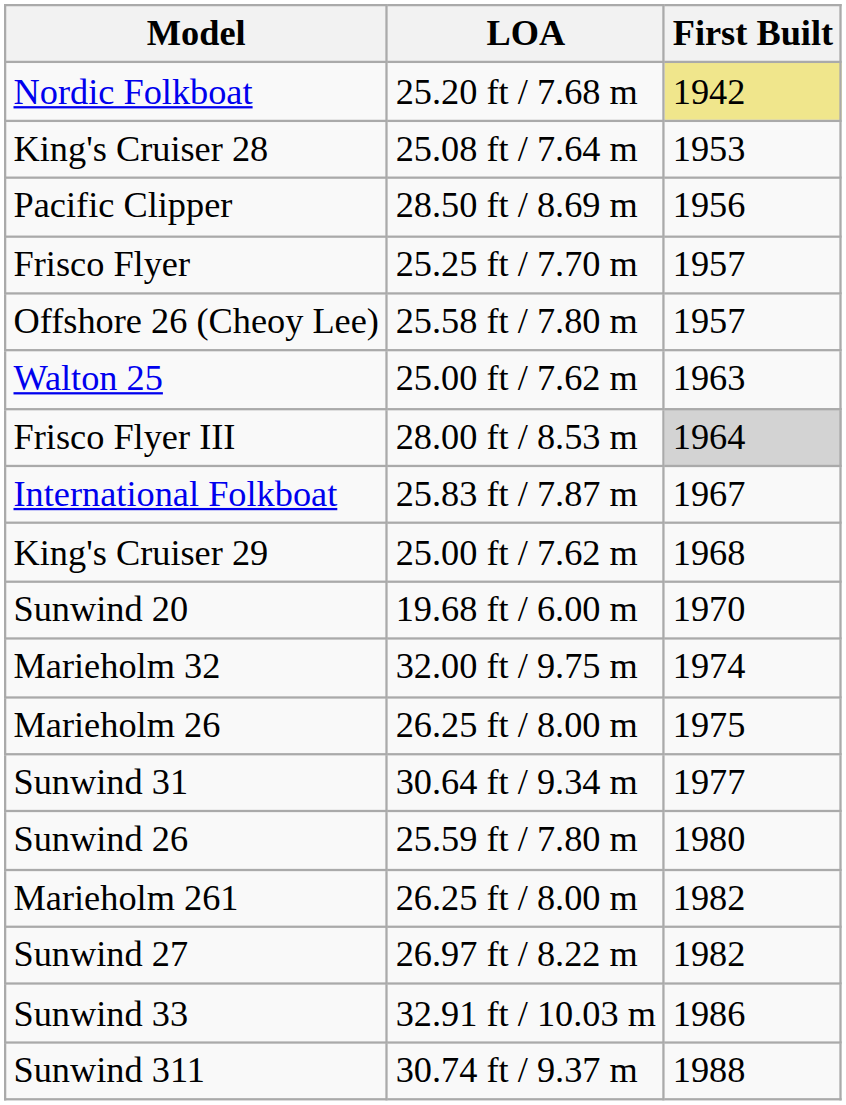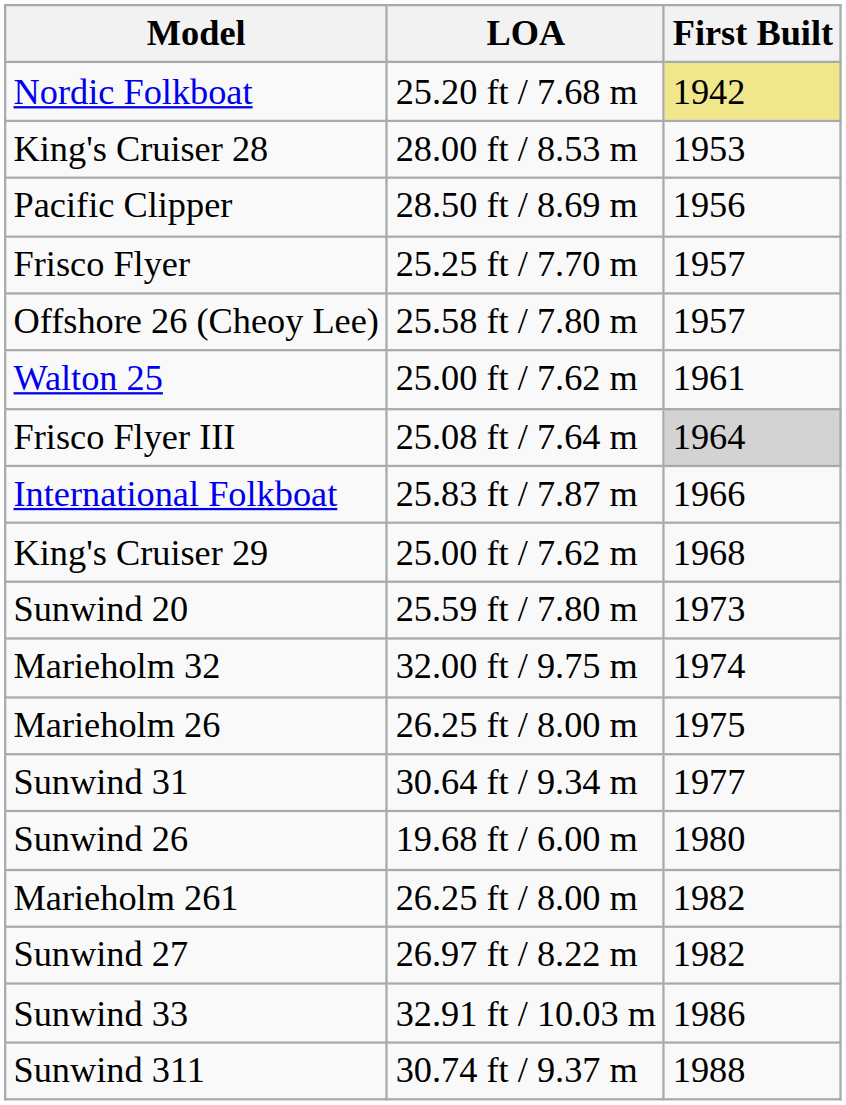(517, 148) 25.08 ft / 7.64 m -> (517, 148) 28.00 ft / 8.53 m
(709, 378) 1963 -> (709, 378) 1961
(517, 436) 28.00 ft / 8.53 m -> (517, 436) 25.08 ft / 7.64 m
(709, 494) 1967 -> (709, 494) 1966
(517, 609) 19.68 ft / 6.00 m -> (517, 609) 25.59 ft / 7.80 m
(709, 609) 1970 -> (709, 609) 1973
(517, 839) 25.59 ft / 7.80 m -> (517, 839) 19.68 ft / 6.00 m
